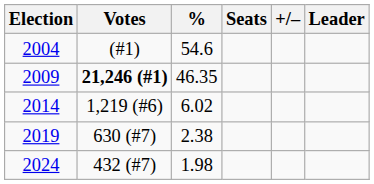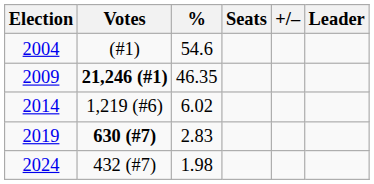(125, 135) normal -> (125, 135) bold
(197, 135) 2.38 -> (197, 135) 2.83
